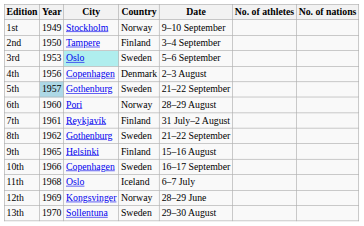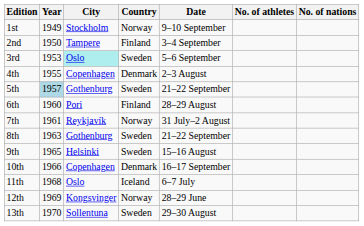(52, 74) 1956 -> (52, 74) 1955
(137, 105) Norway -> (136, 105) Finland
(136, 120) Finland -> (137, 120) Norway
(52, 136) 1962 -> (52, 136) 1963
(136, 151) Finland -> (136, 151) Sweden
(136, 167) Sweden -> (139, 167) Denmark
